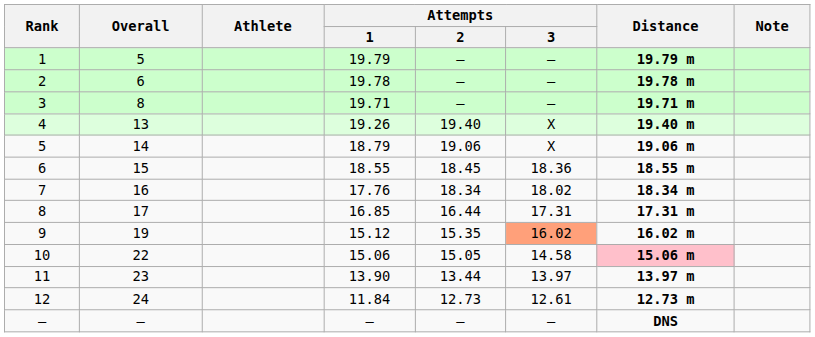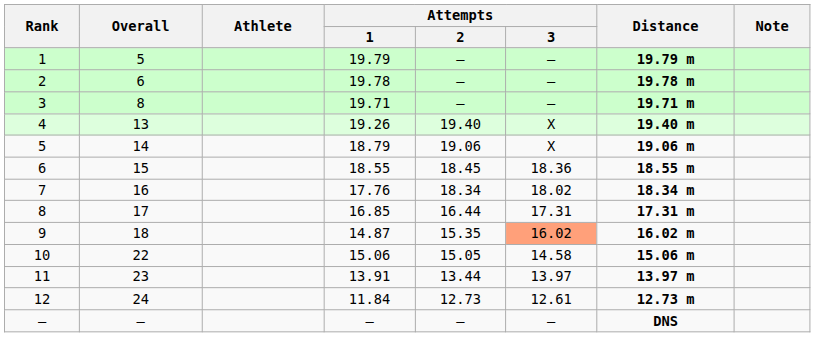(141, 234) 19 -> (141, 234) 18
(370, 234) 15.12 -> (370, 234) 14.87
(666, 256) pink background -> (666, 256) no background
(370, 277) 13.90 -> (370, 277) 13.91
